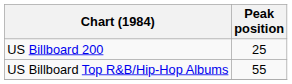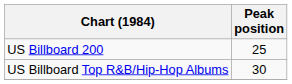(259, 69) 55 -> (259, 69) 30
